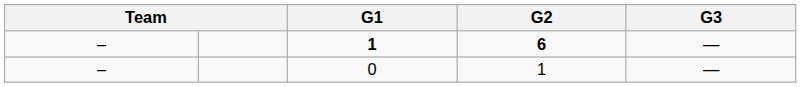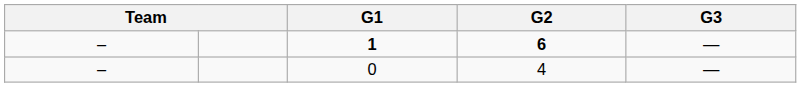(542, 70) 1 -> (542, 70) 4
